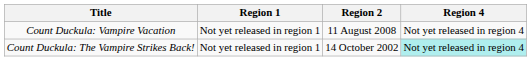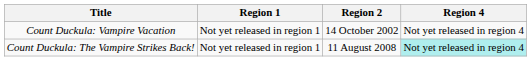(362, 30) 11 August 2008 -> (362, 30) 14 October 2002
(362, 47) 14 October 2002 -> (362, 47) 11 August 2008
